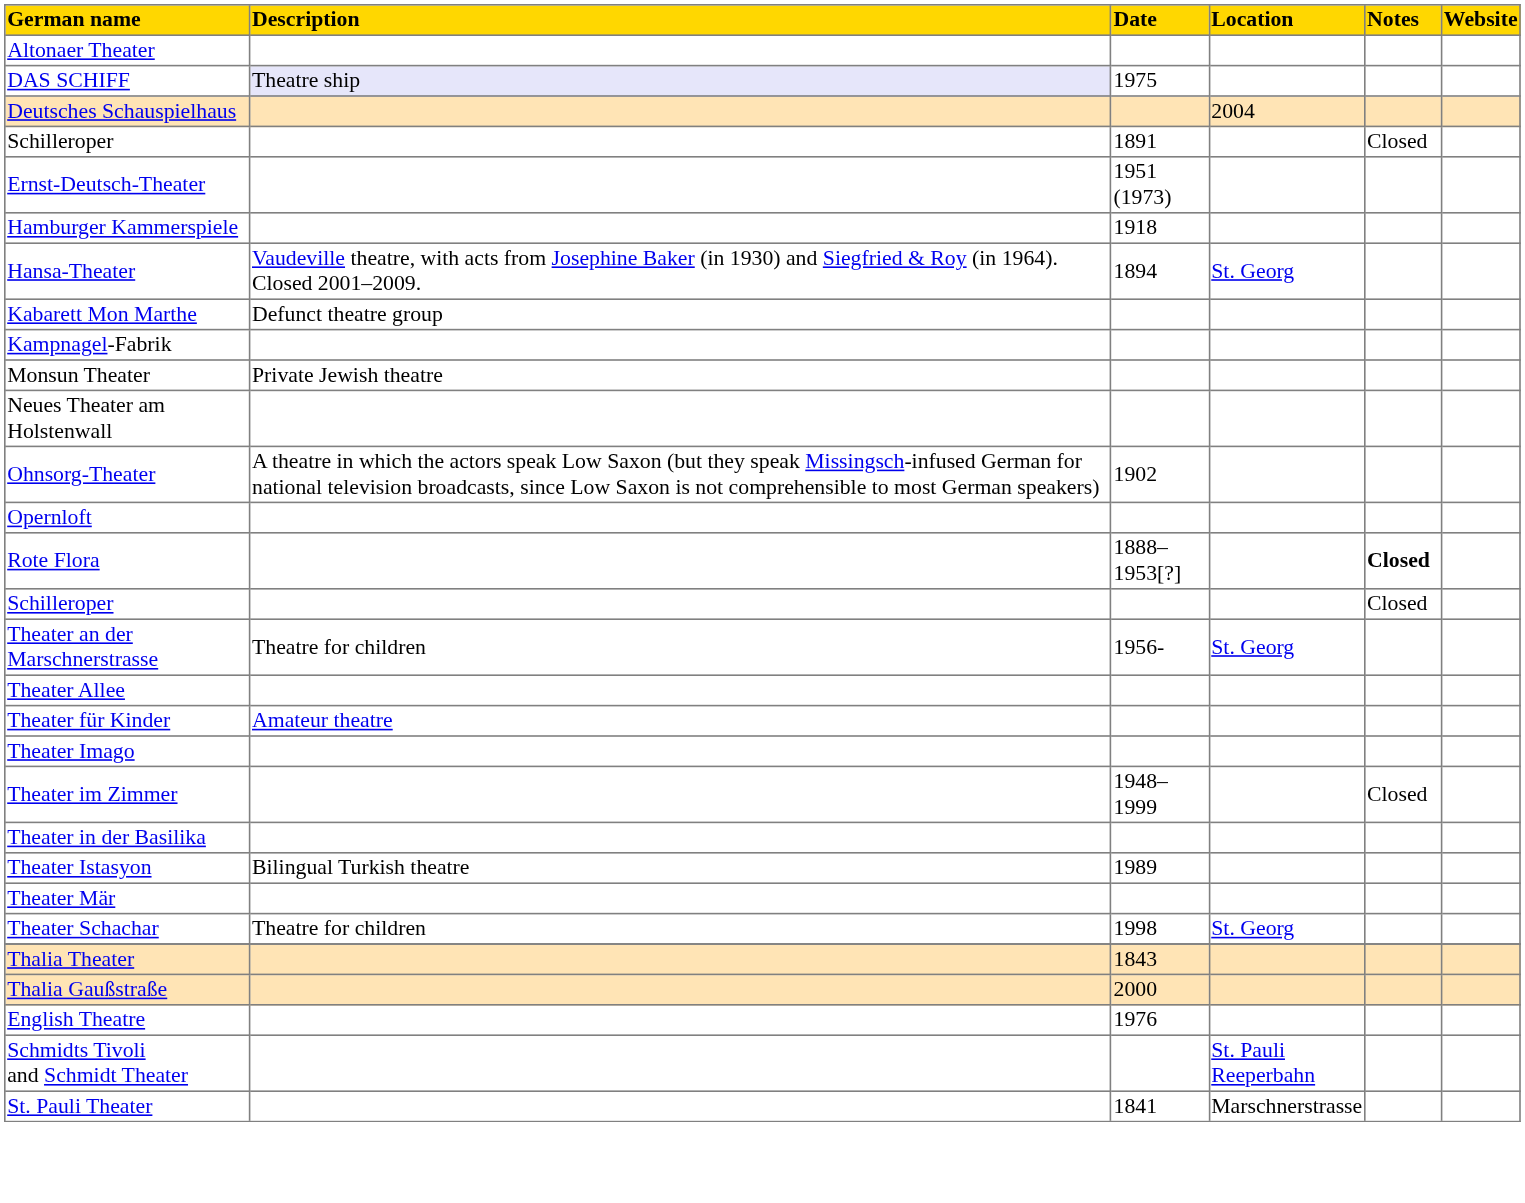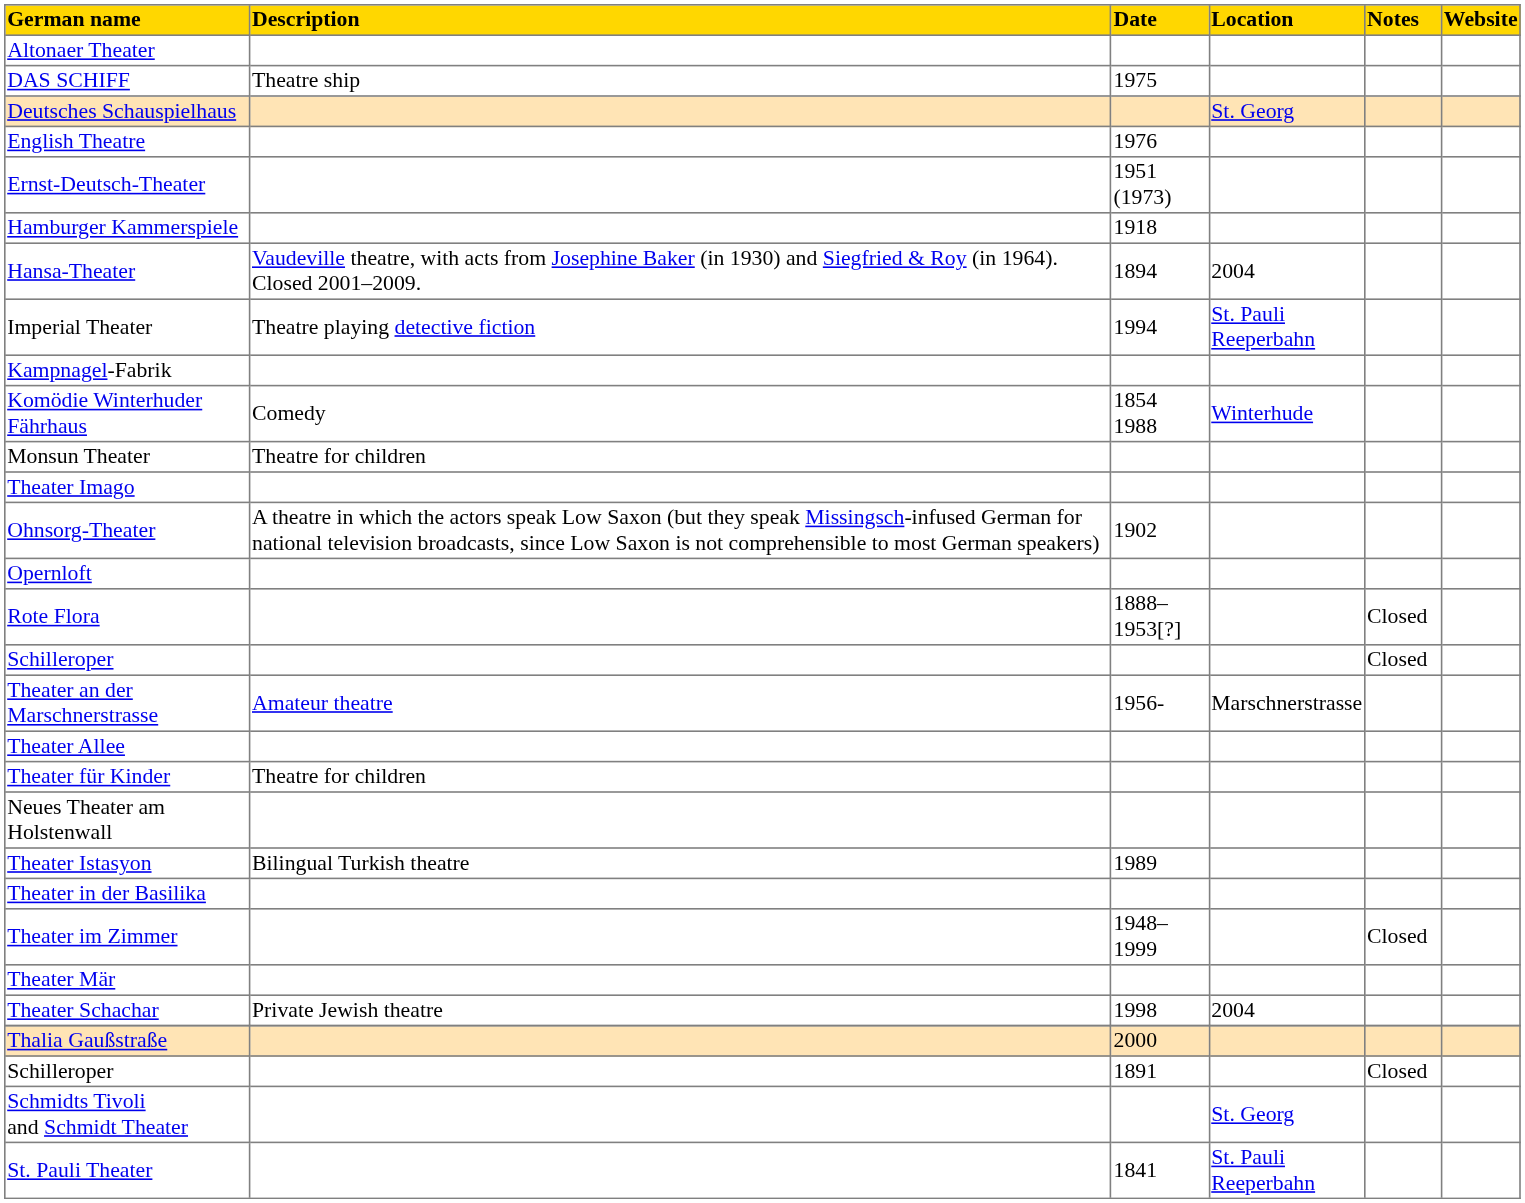(306, 80) lavender background -> (306, 80) no background
(1233, 110) 2004 -> (1253, 110) St. Georg
rows swapped: (76, 1019) <-> (60, 141)
(1253, 270) St. Georg -> (1233, 270) 2004
+ row: (80, 326)
- row: (102, 314)
+ row: (105, 413)
(347, 374) Private Jewish theatre -> (339, 456) Theatre for children
rows swapped: (86, 418) <-> (71, 750)
(1398, 560) bold -> (1397, 616) normal
(339, 646) Theatre for children -> (322, 702) Amateur theatre
(1253, 646) St. Georg -> (1287, 702) Marschnerstrasse
(322, 720) Amateur theatre -> (339, 776) Theatre for children
rows swapped: (92, 794) <-> (79, 867)
(339, 928) Theatre for children -> (347, 1010) Private Jewish theatre
(1253, 928) St. Georg -> (1233, 1010) 2004
- row: (71, 958)
(1263, 1062) St. Pauli Reeperbahn -> (1253, 1114) St. Georg
(1287, 1106) Marschnerstrasse -> (1263, 1170) St. Pauli Reeperbahn
